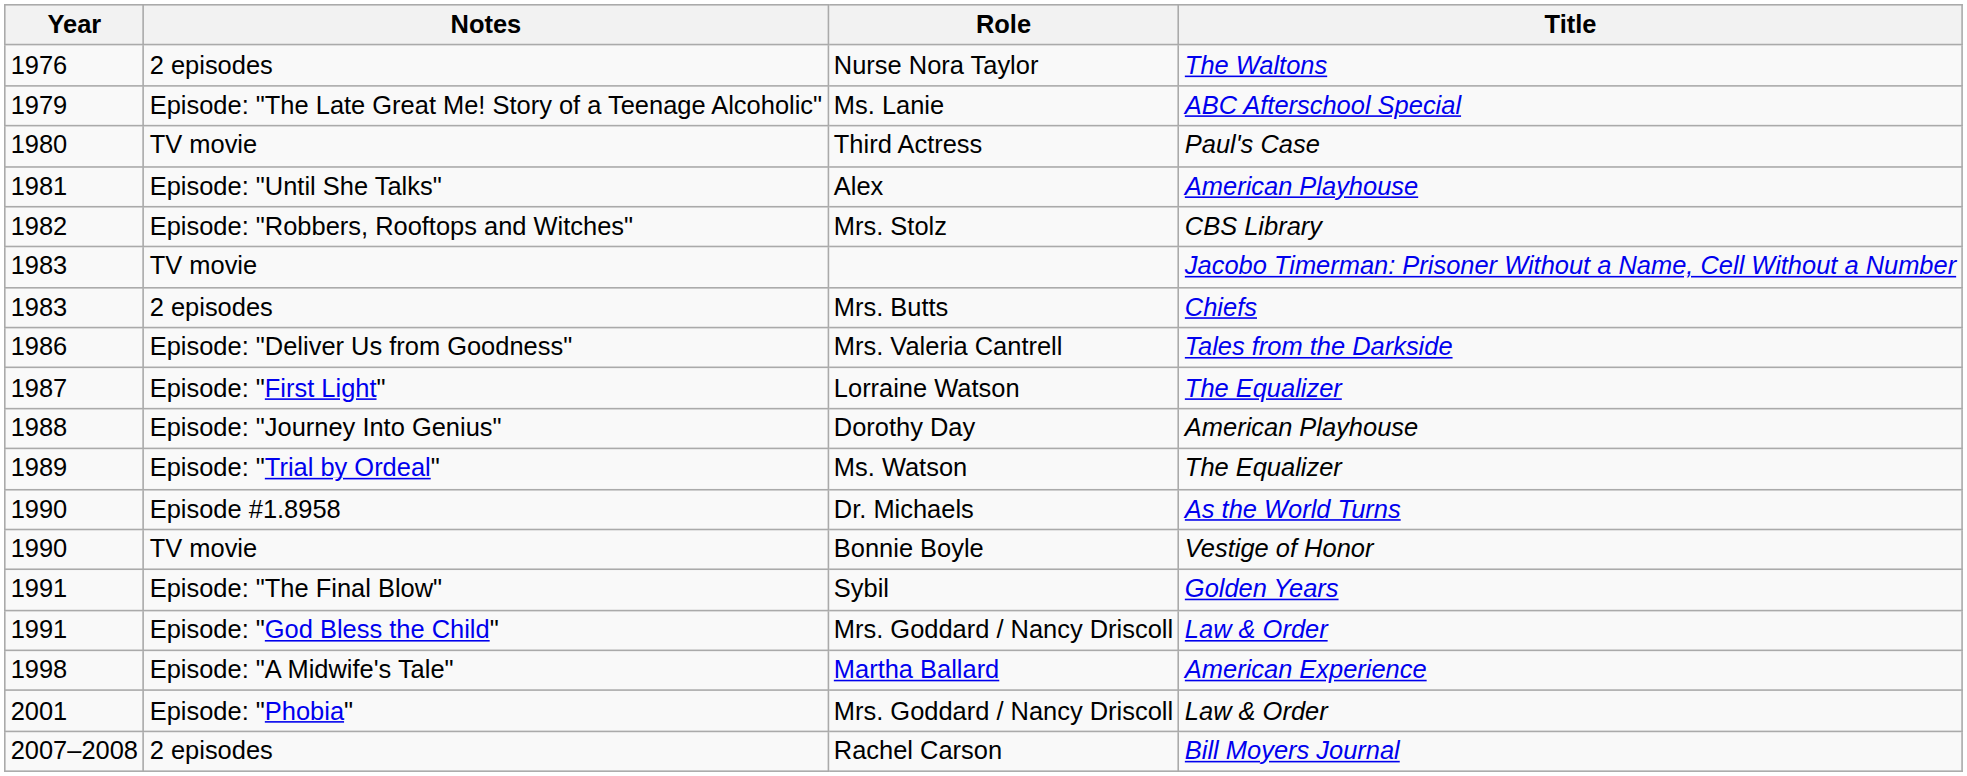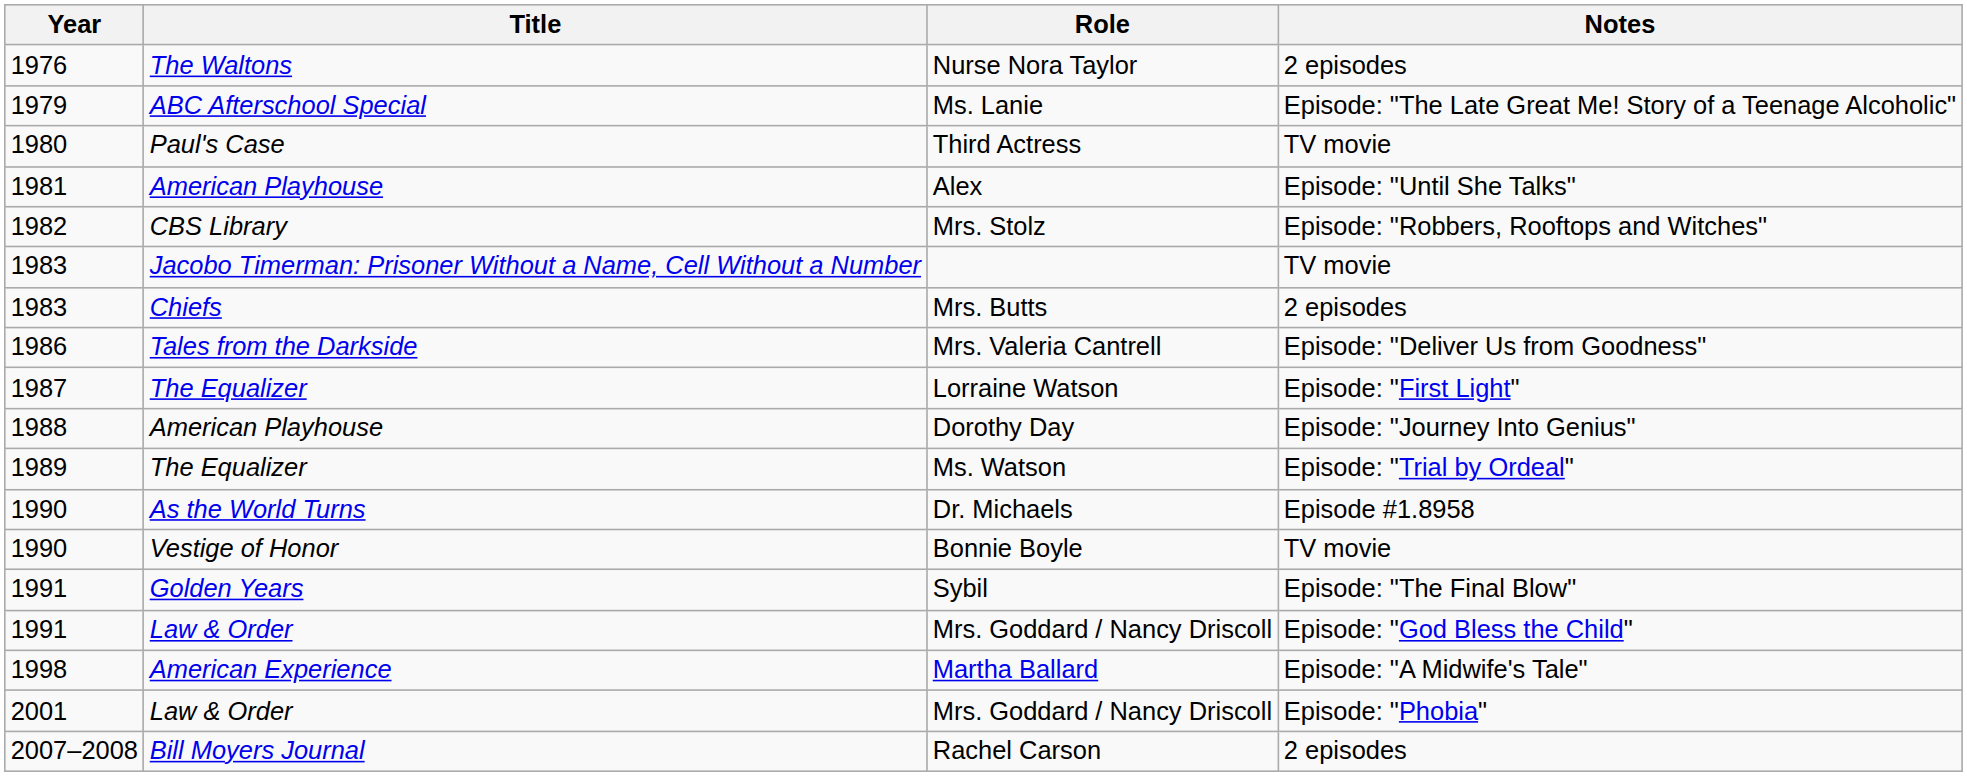columns swapped: (1570, 24) <-> (486, 24)
